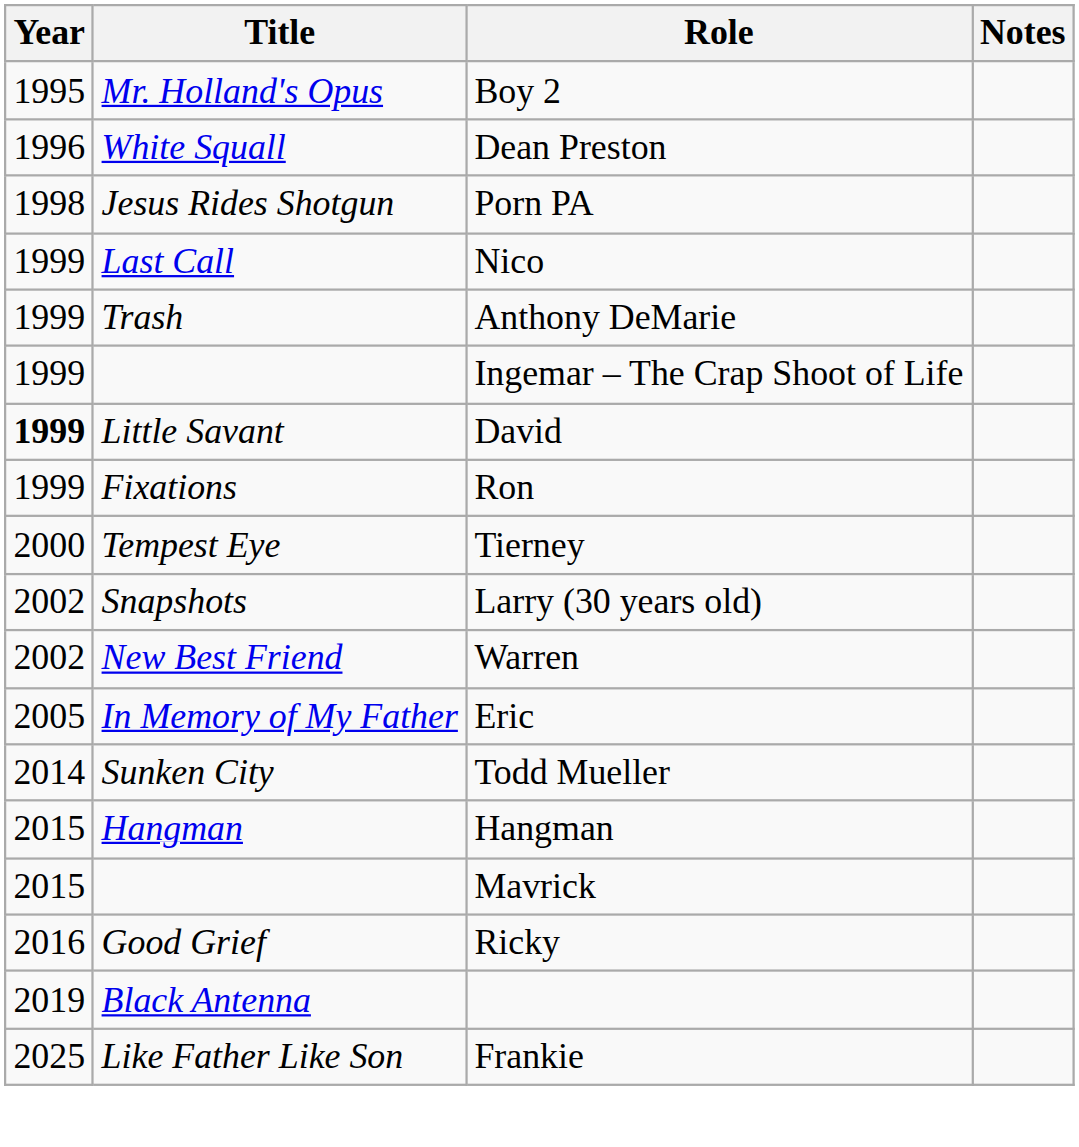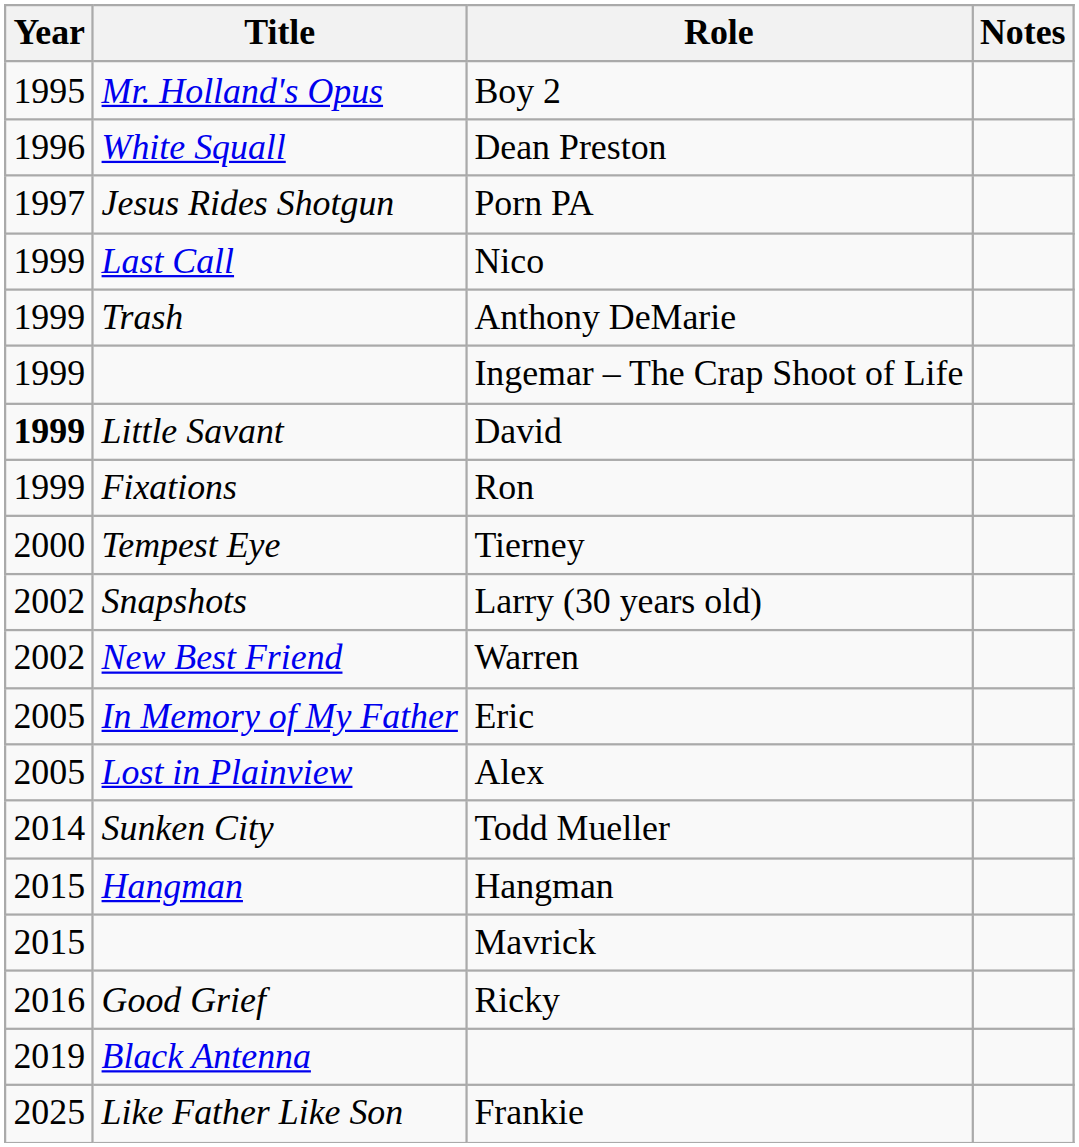(49, 203) 1998 -> (49, 203) 1997
+ row: (509, 771)
